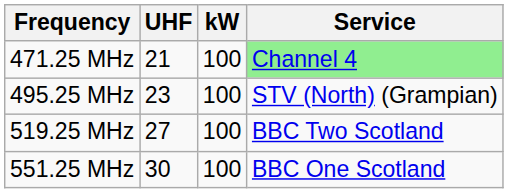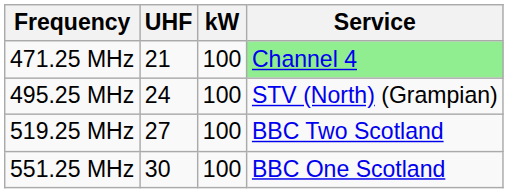(158, 95) 23 -> (158, 95) 24
